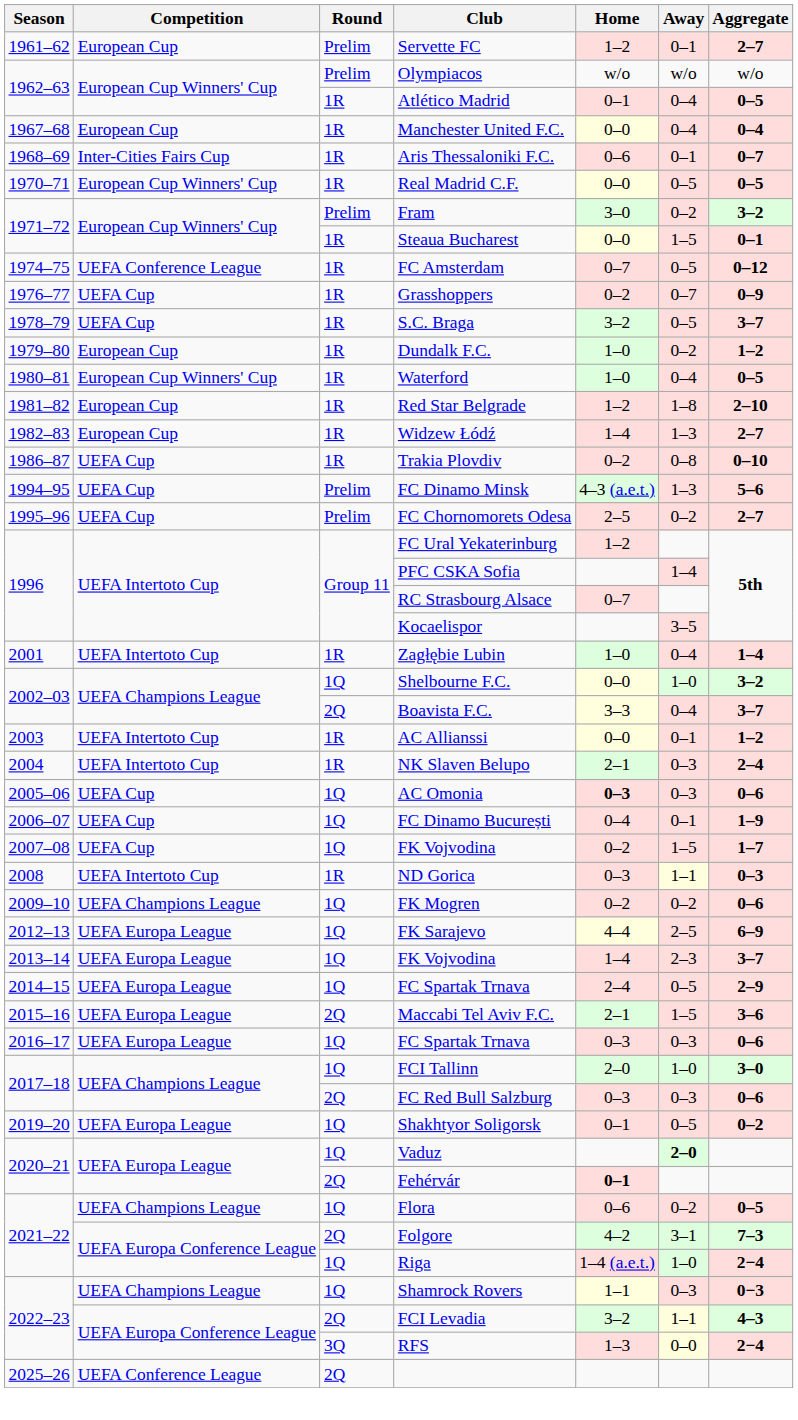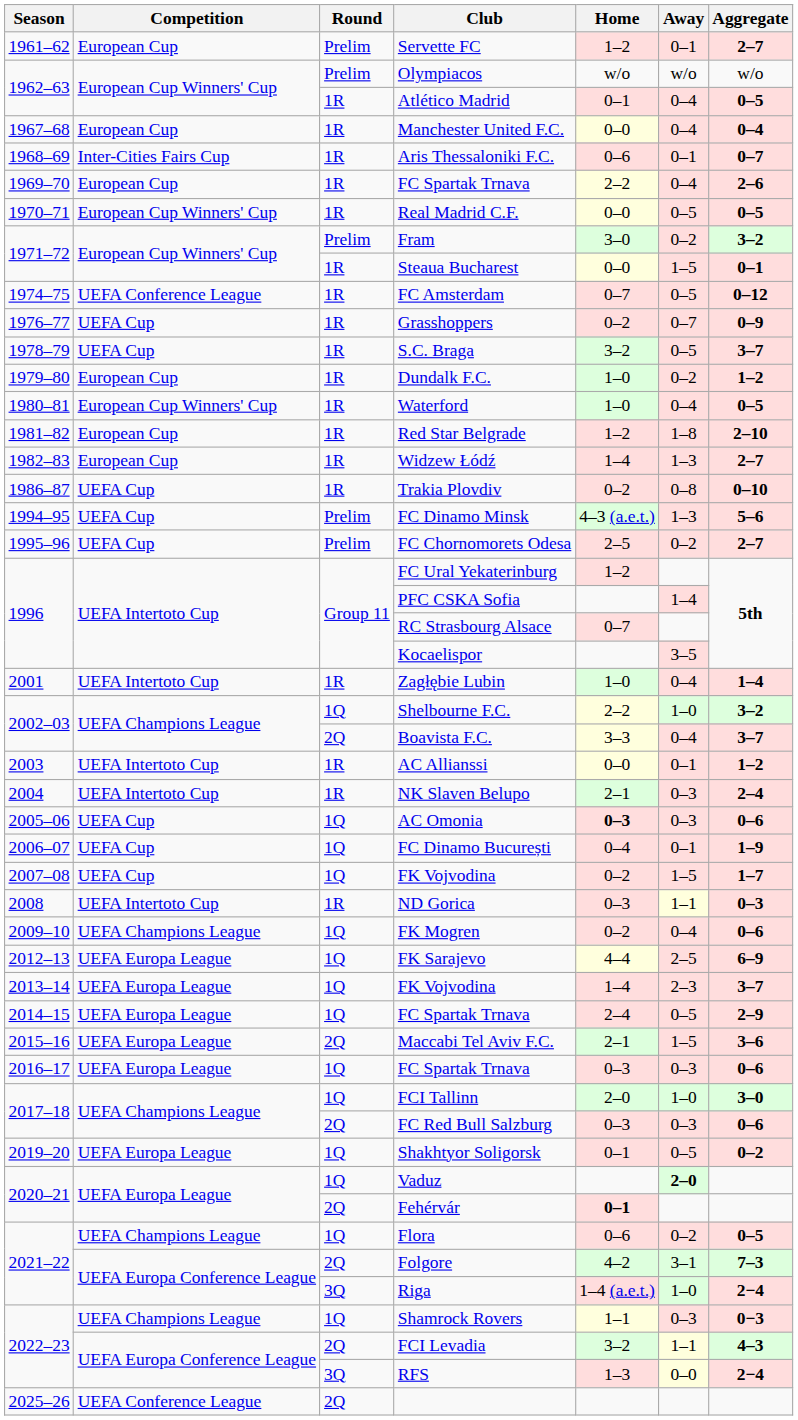+ row: (39, 184)
(617, 682) 0–0 -> (617, 709) 2–2
(684, 903) 0–2 -> (684, 931) 0–4
(335, 1262) 1Q -> (335, 1290) 3Q
